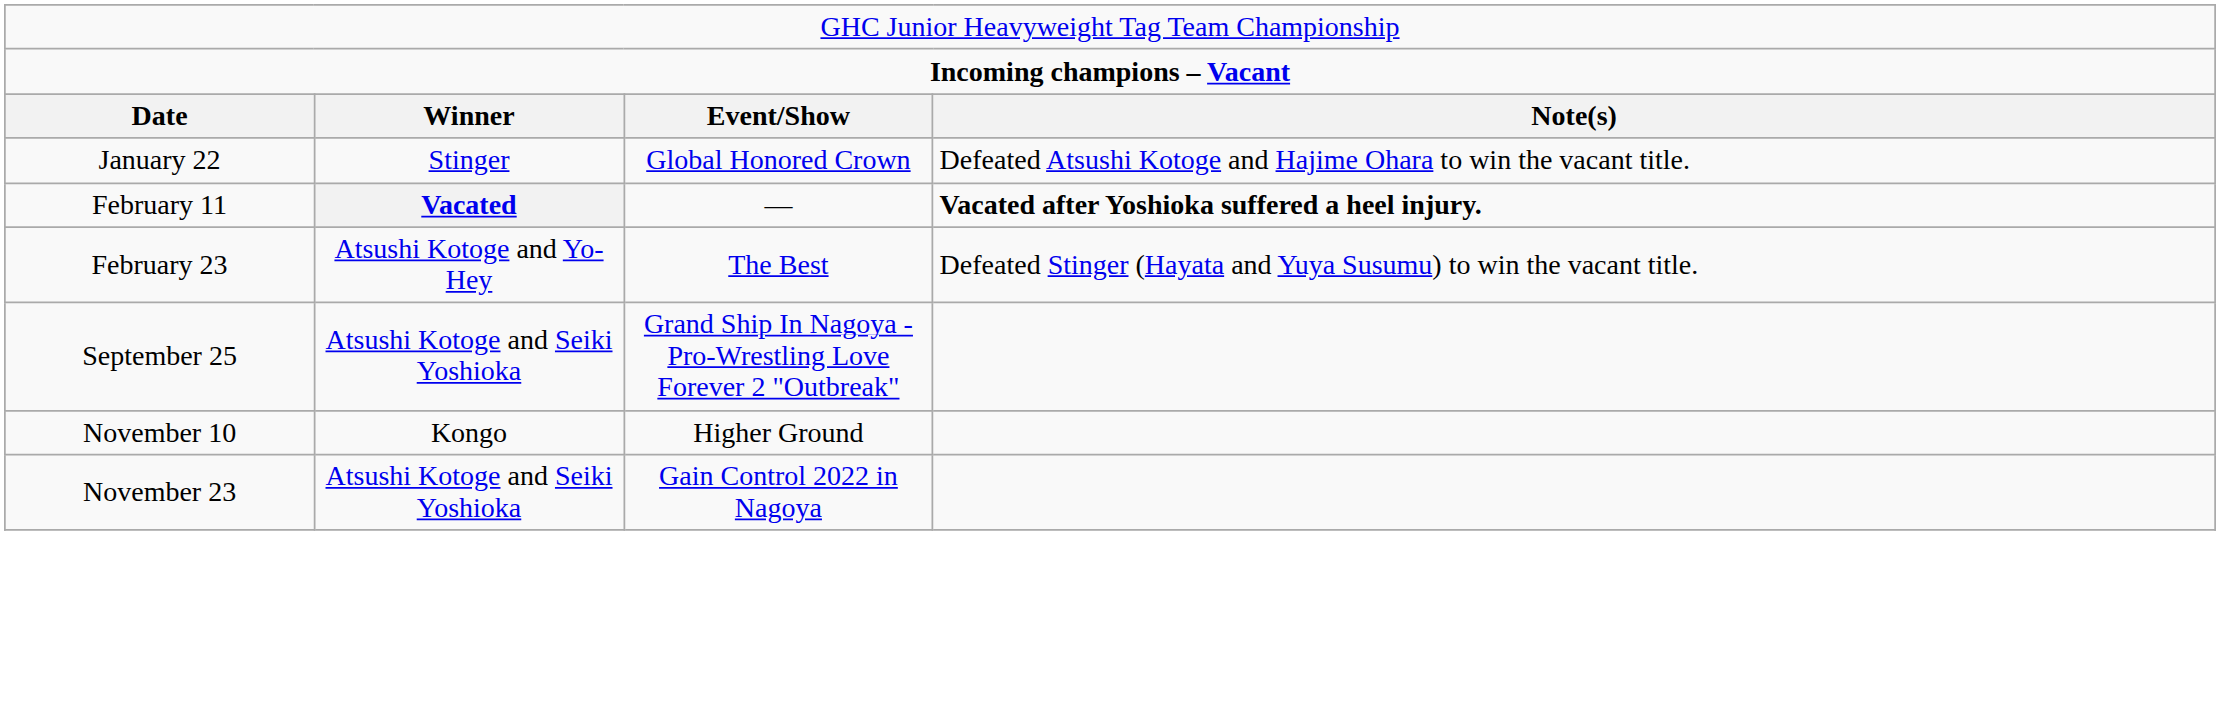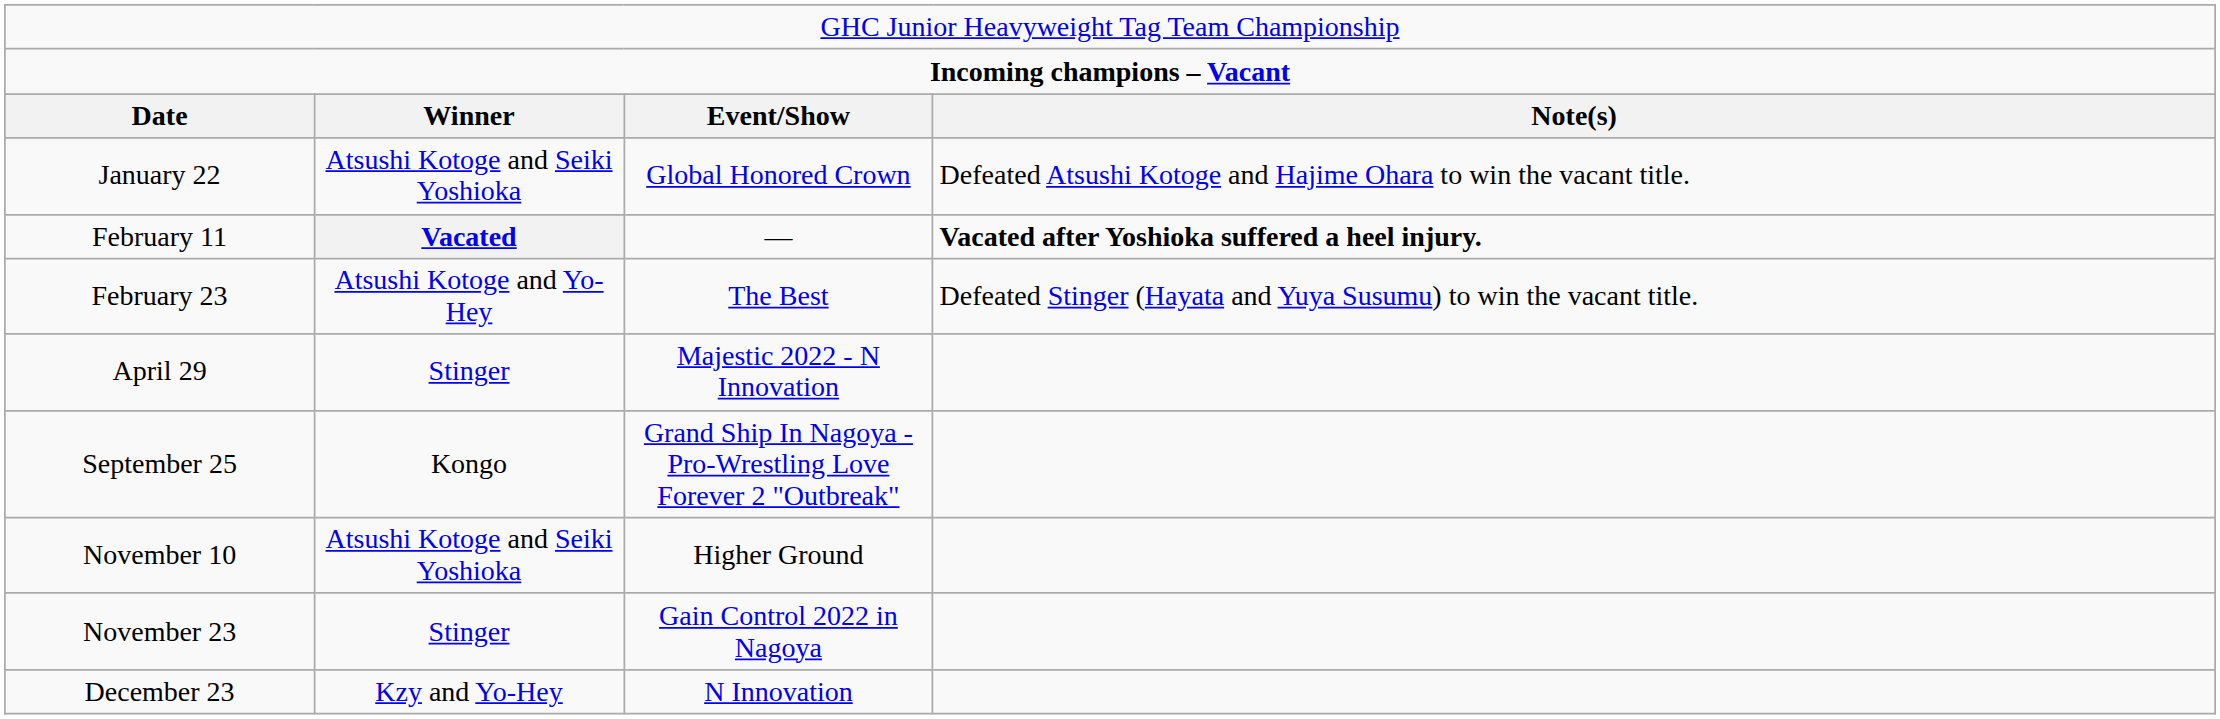(469, 159) Stinger -> (469, 175) Atsushi Kotoge and Seiki Yoshioka
+ row: (160, 371)
(469, 356) Atsushi Kotoge and Seiki Yoshioka -> (469, 463) Kongo
(469, 432) Kongo -> (469, 555) Atsushi Kotoge and Seiki Yoshioka
(469, 492) Atsushi Kotoge and Seiki Yoshioka -> (469, 631) Stinger
+ row: (160, 691)
